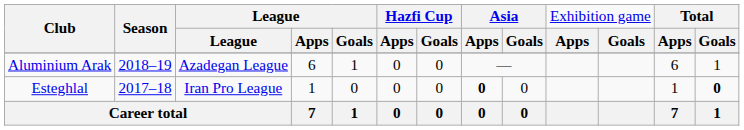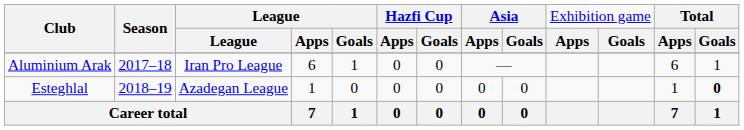(145, 64) 2018–19 -> (145, 64) 2017–18
(233, 64) Azadegan League -> (233, 64) Iran Pro League
(145, 88) 2017–18 -> (145, 88) 2018–19
(233, 88) Iran Pro League -> (233, 88) Azadegan League
(482, 88) bold -> (482, 88) normal
